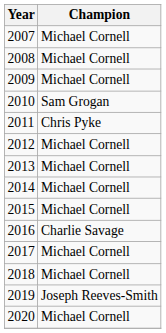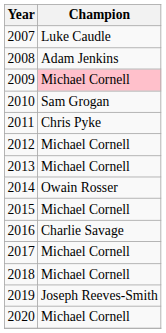(85, 36) Michael Cornell -> (76, 36) Luke Caudle
(85, 58) Michael Cornell -> (80, 58) Adam Jenkins
(85, 79) no background -> (85, 79) pink background
(85, 187) Michael Cornell -> (79, 187) Owain Rosser
